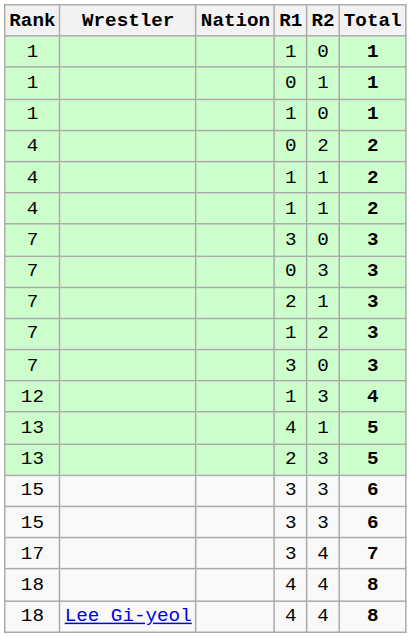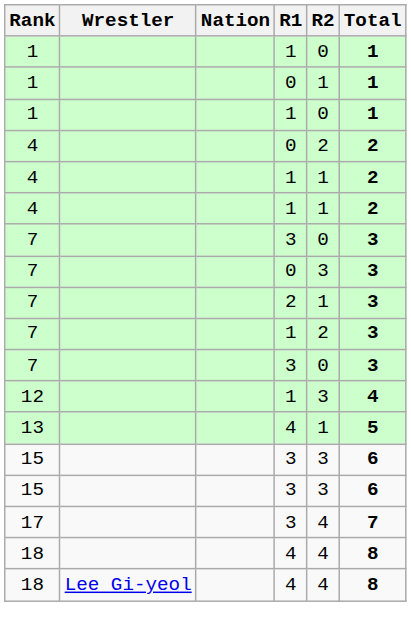- row: (32, 459)
